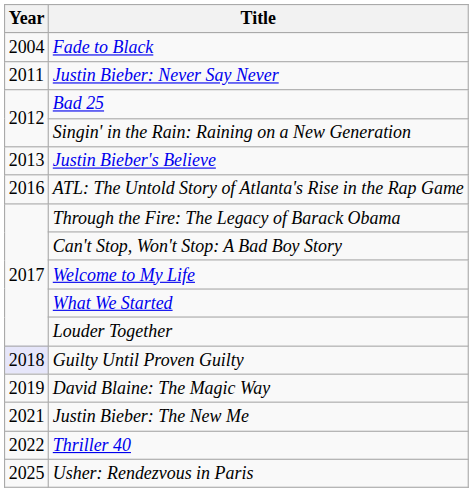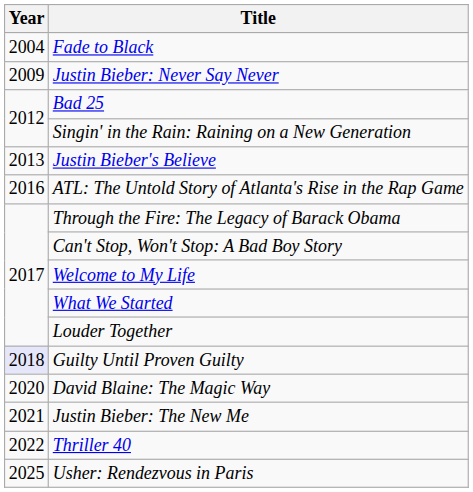(26, 75) 2011 -> (27, 75) 2009
(27, 388) 2019 -> (27, 388) 2020
